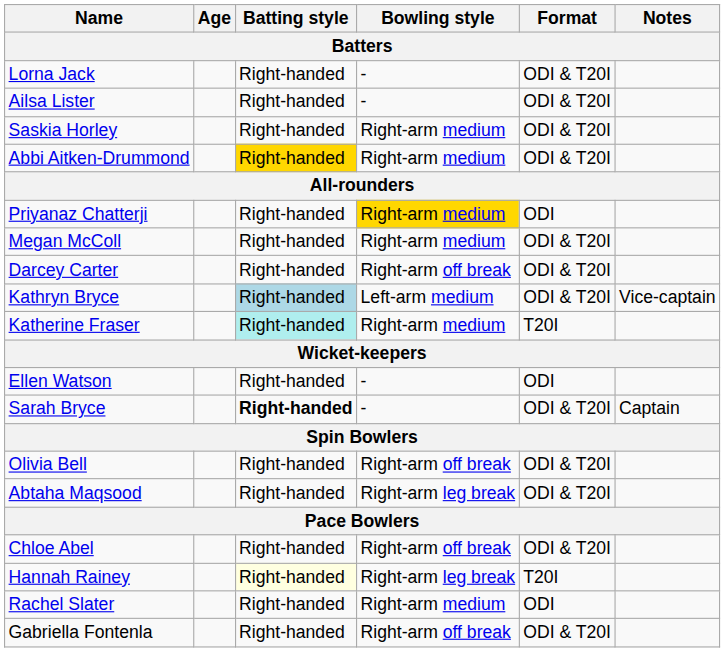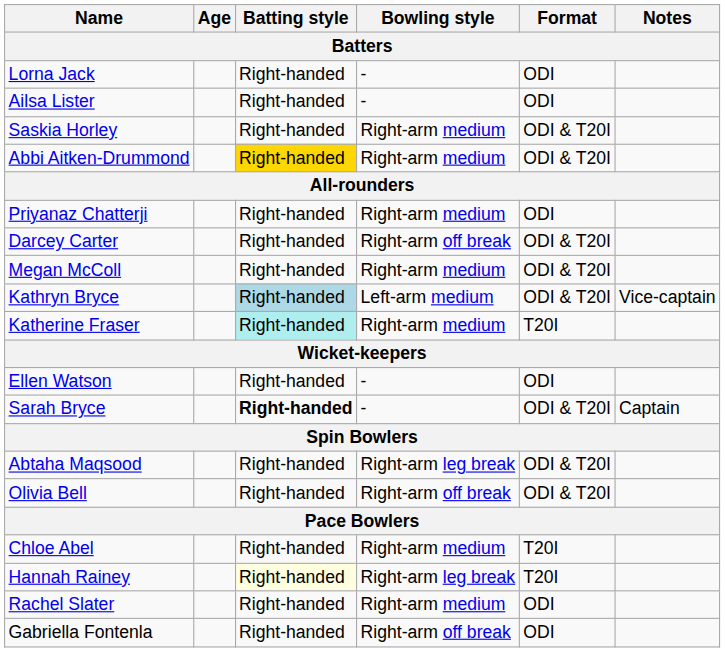(567, 74) ODI & T20I -> (539, 74) ODI
(567, 102) ODI & T20I -> (539, 102) ODI
(433, 213) gold background -> (433, 213) no background
rows swapped: (63, 269) <-> (65, 241)
rows swapped: (75, 492) <-> (48, 465)
(436, 548) Right-arm off break -> (433, 548) Right-arm medium
(567, 548) ODI & T20I -> (541, 548) T20I
(567, 632) ODI & T20I -> (539, 632) ODI
